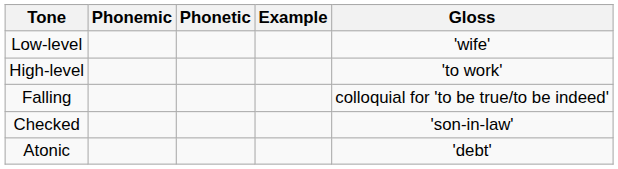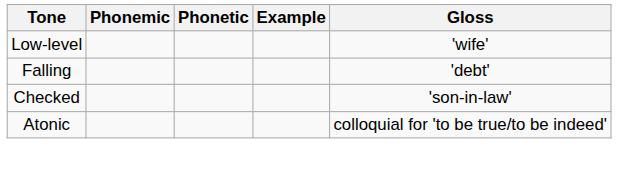- row: (47, 71)
(472, 97) colloquial for 'to be true/to be indeed' -> (470, 71) 'debt'
(472, 151) 'debt' -> (470, 124) colloquial for 'to be true/to be indeed'
